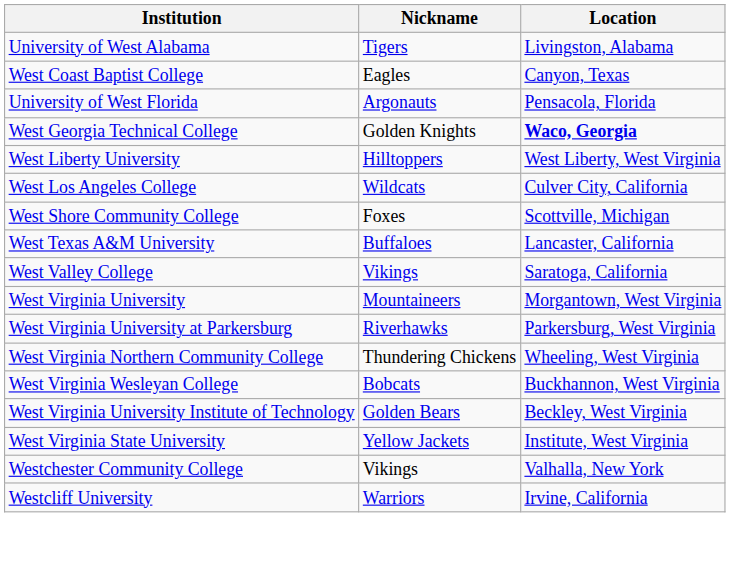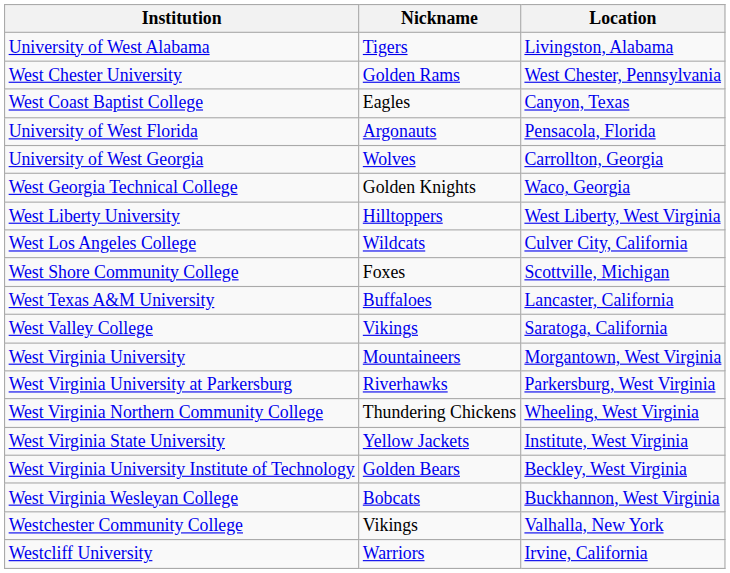+ row: (95, 74)
+ row: (106, 159)
(581, 131) bold -> (577, 187) normal
rows swapped: (117, 441) <-> (123, 384)
